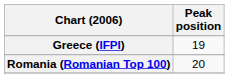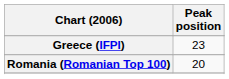(198, 45) 19 -> (198, 45) 23
